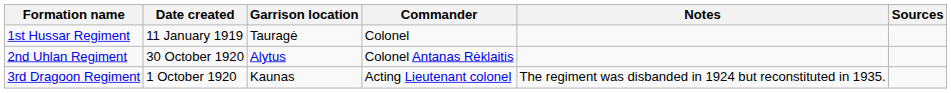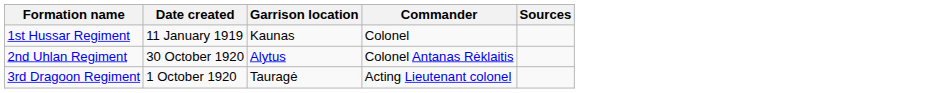- column: (703, 14)
(274, 35) Tauragė -> (272, 35) Kaunas
(272, 77) Kaunas -> (274, 77) Tauragė
